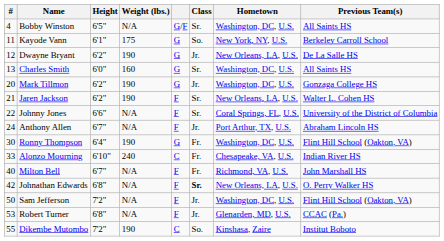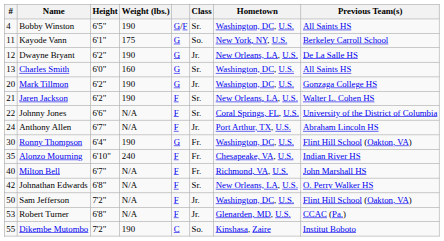(129, 26) N/A -> (128, 26) 190
(11, 157) 33 -> (11, 157) 35
(177, 157) C -> (176, 157) F
(197, 185) bold -> (196, 185) normal
